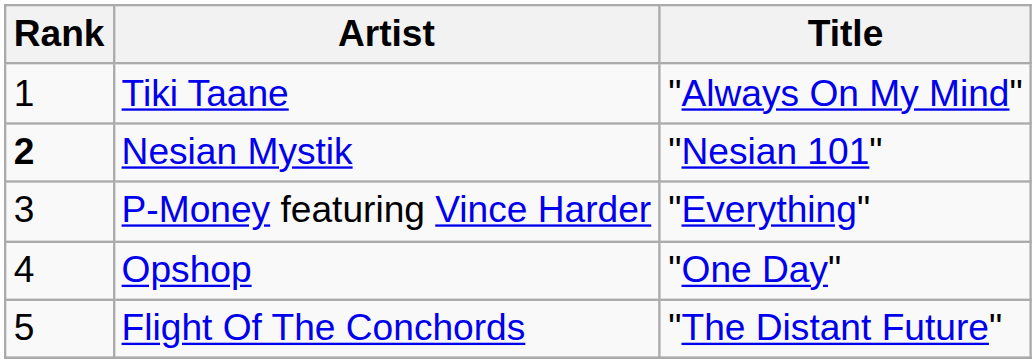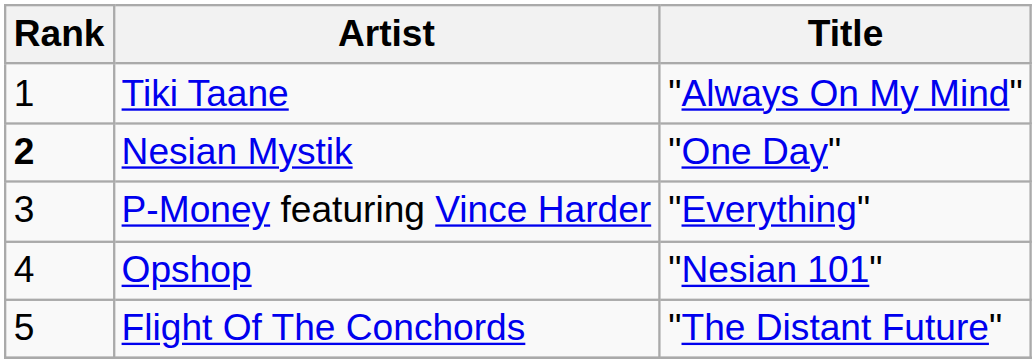(775, 151) "Nesian 101" -> (755, 151) "One Day"
(755, 269) "One Day" -> (775, 269) "Nesian 101"
